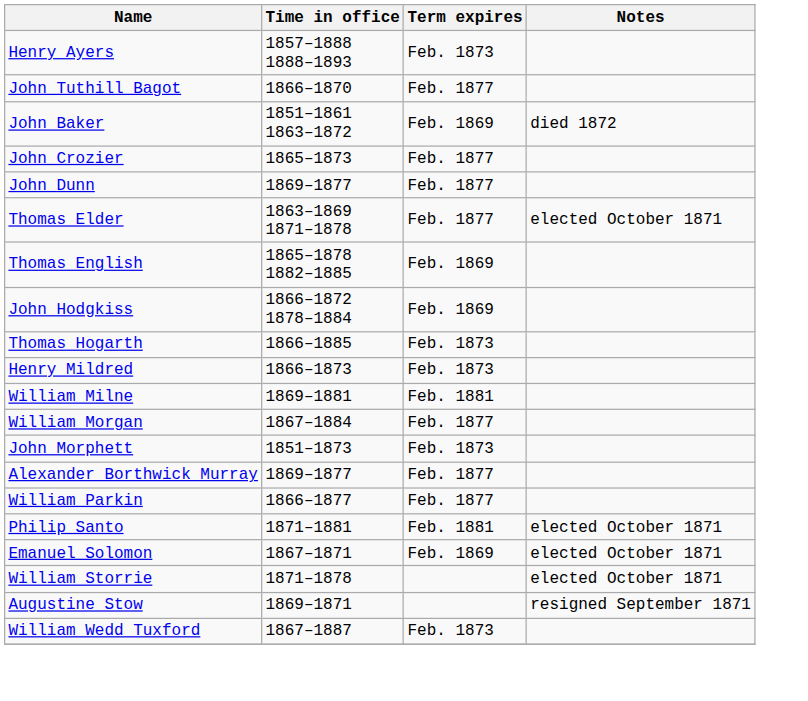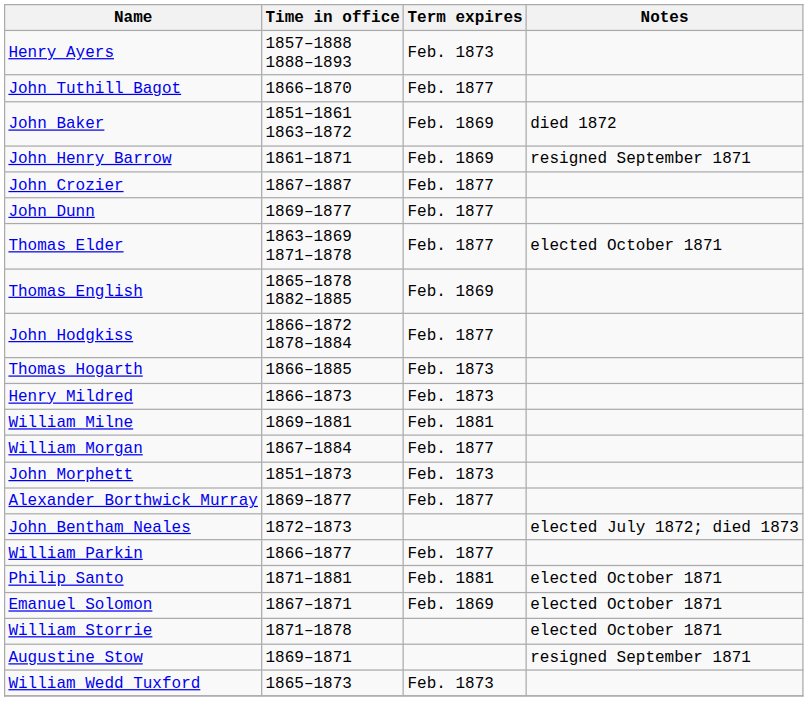+ row: (90, 159)
(309, 159) 1865–1873 -> (309, 185) 1867–1887
(451, 309) Feb. 1869 -> (451, 335) Feb. 1877
+ row: (100, 527)
(309, 631) 1867–1887 -> (309, 683) 1865–1873
